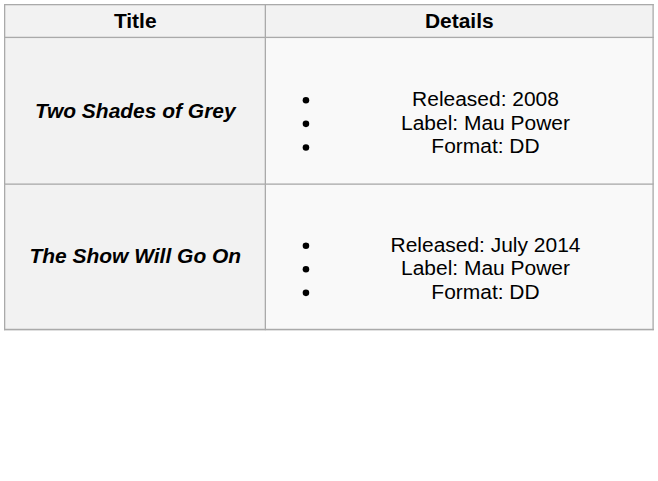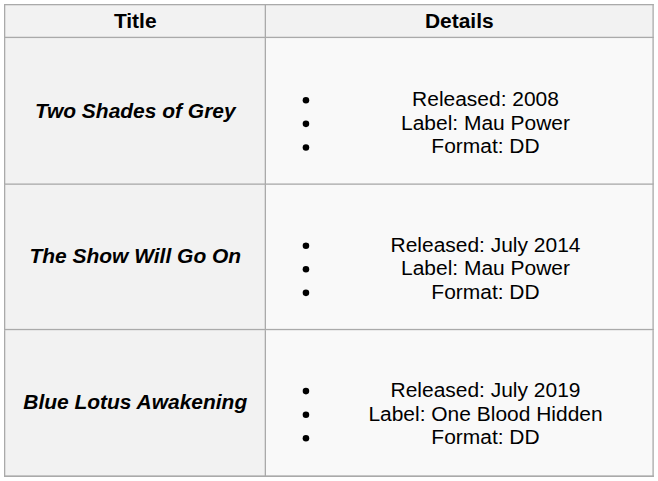+ row: (135, 402)
